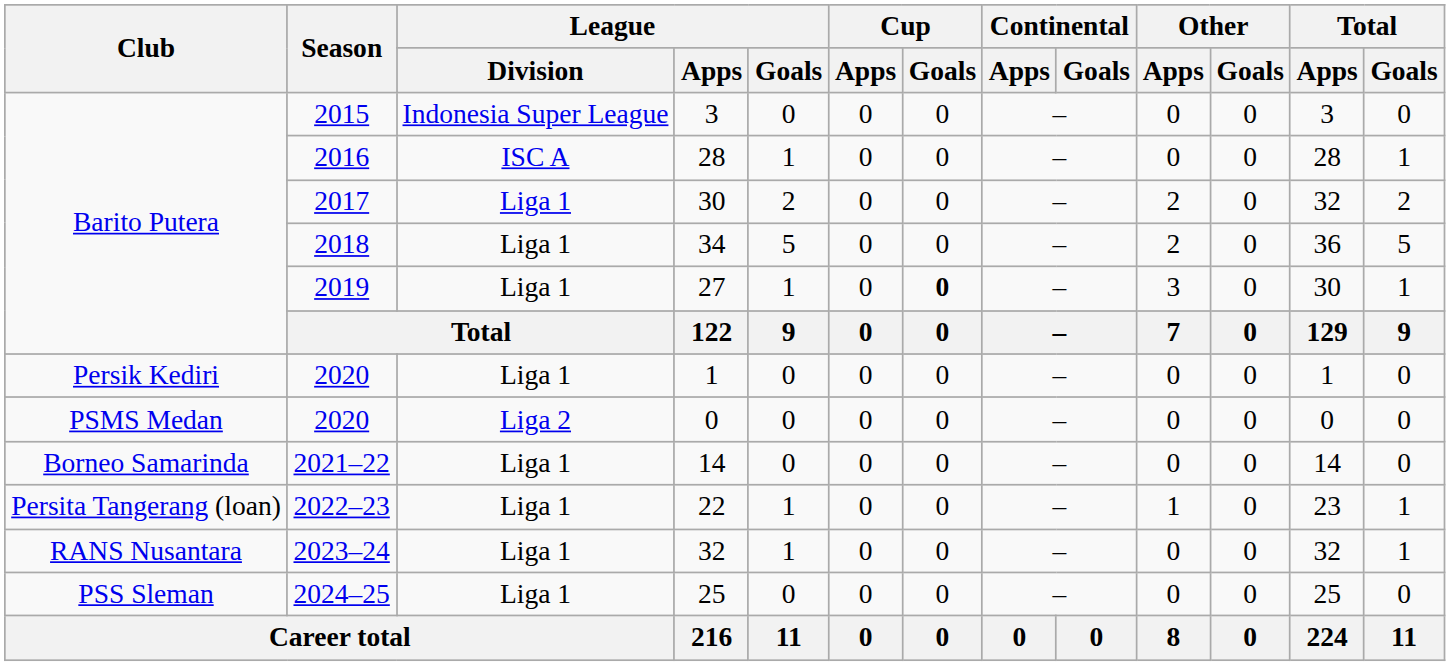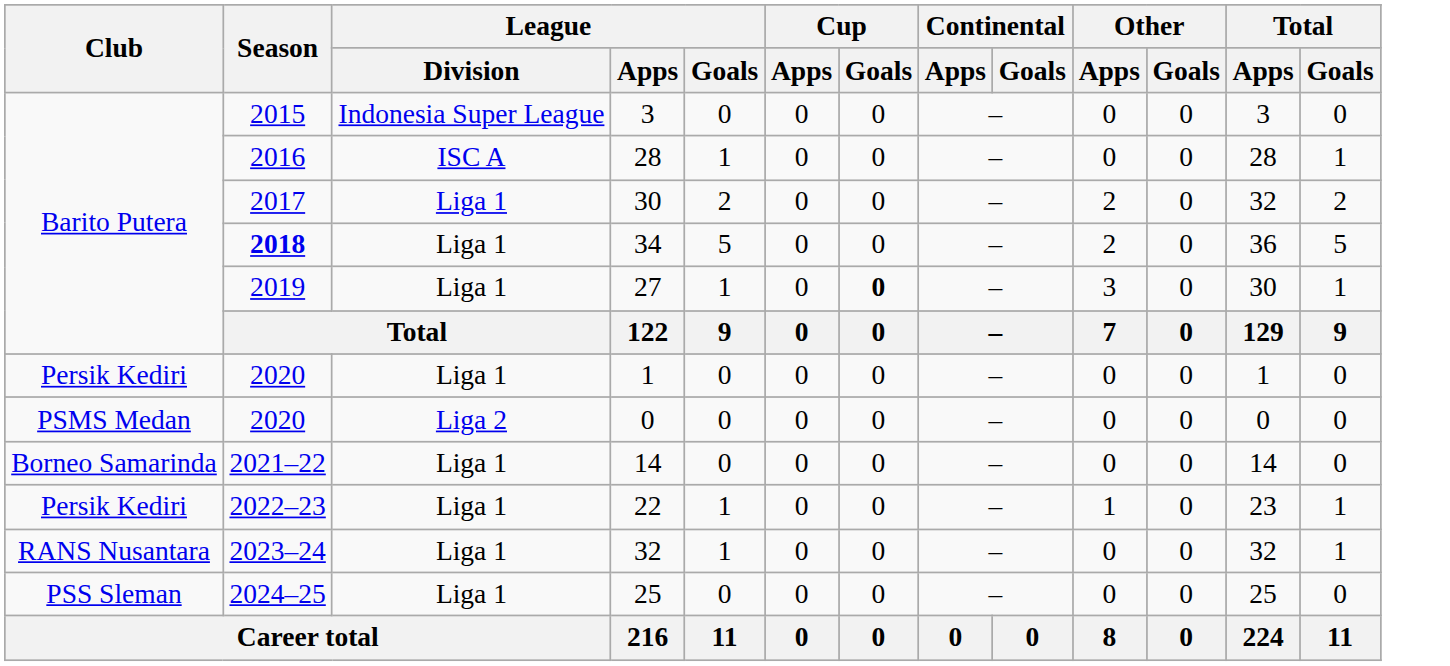(342, 244) normal -> (278, 244) bold
(146, 506) Persita Tangerang (loan) -> (114, 506) Persik Kediri
